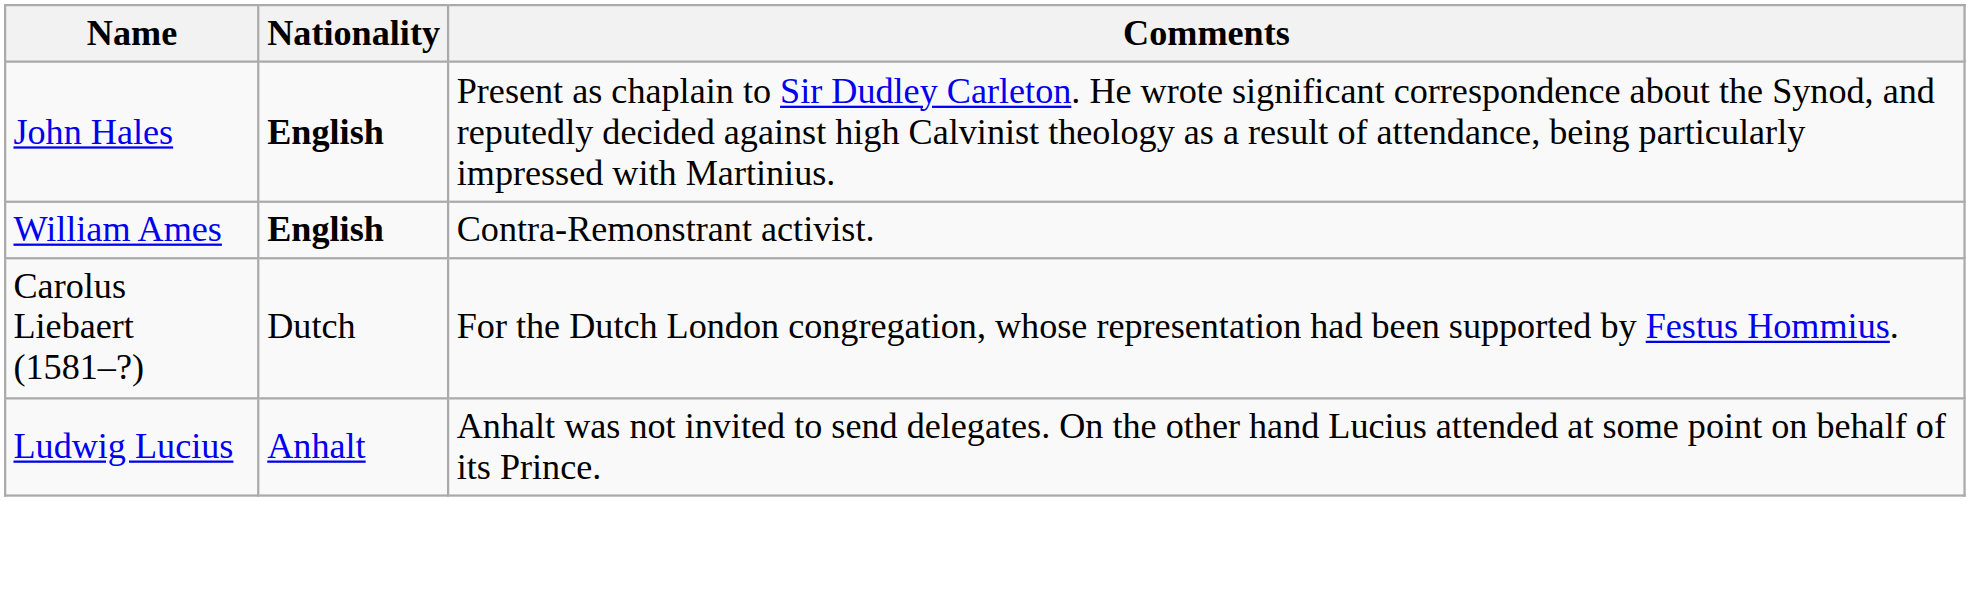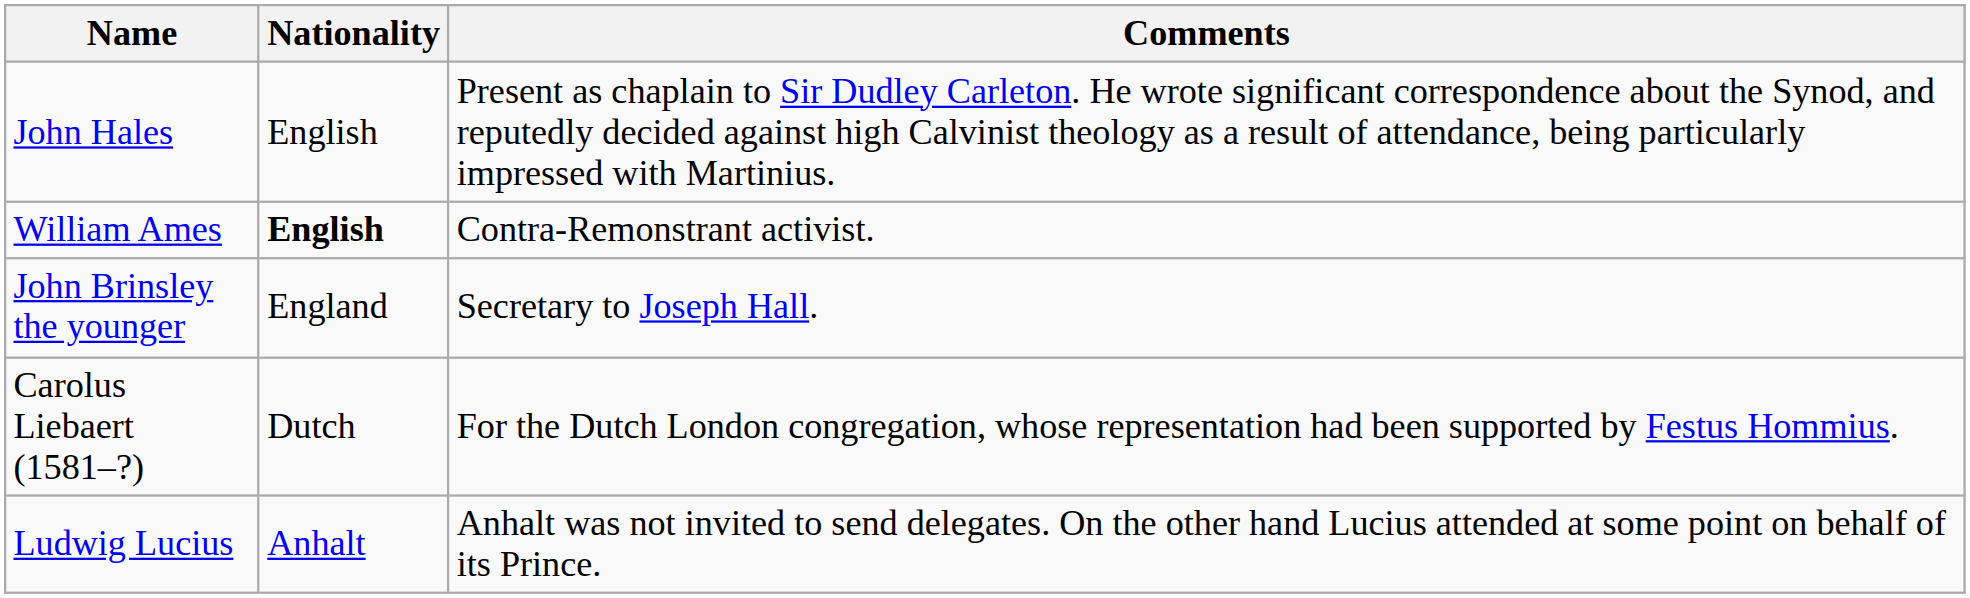(326, 131) bold -> (323, 131) normal
+ row: (113, 306)
